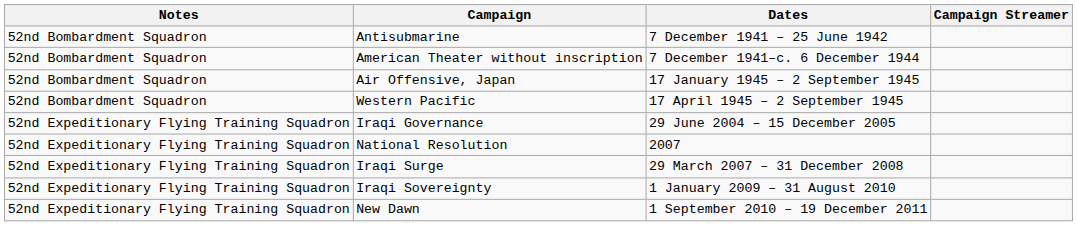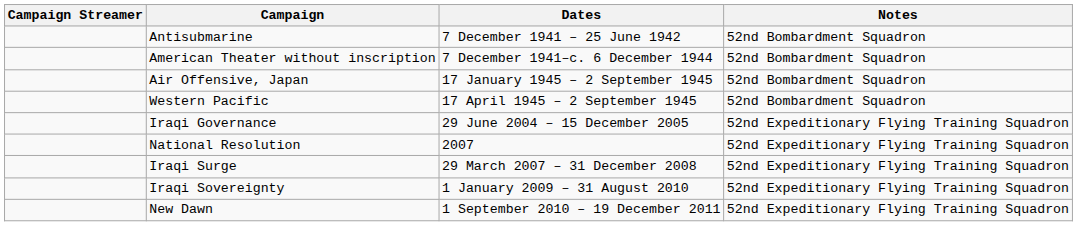columns swapped: (1001, 15) <-> (179, 15)
